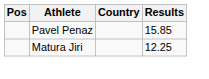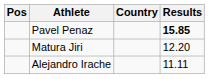(158, 30) normal -> (176, 30) bold
(158, 47) 12.25 -> (176, 47) 12.20
+ row: (71, 64)
